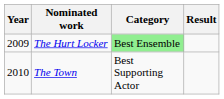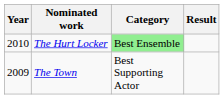(18, 43) 2009 -> (18, 43) 2010
(18, 73) 2010 -> (18, 73) 2009
